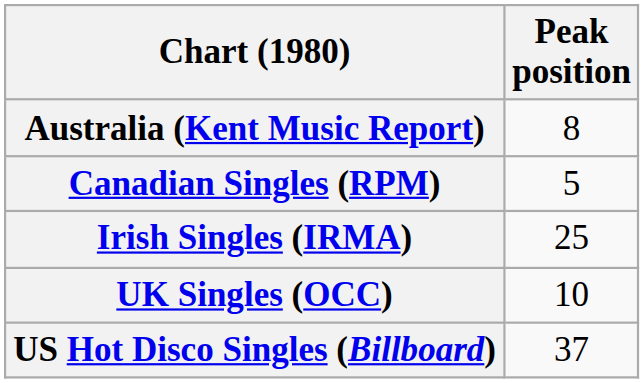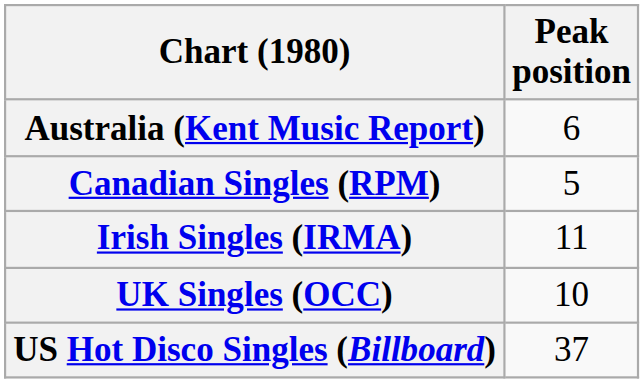(572, 127) 8 -> (572, 127) 6
(572, 238) 25 -> (572, 238) 11
